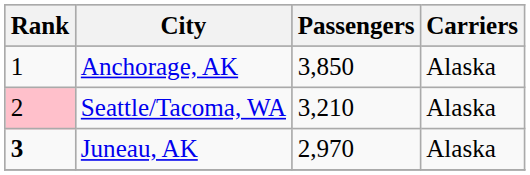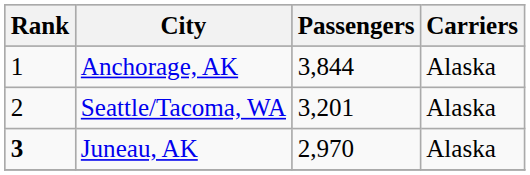(326, 66) 3,850 -> (326, 66) 3,844
(17, 108) pink background -> (17, 108) no background
(326, 108) 3,210 -> (326, 108) 3,201
